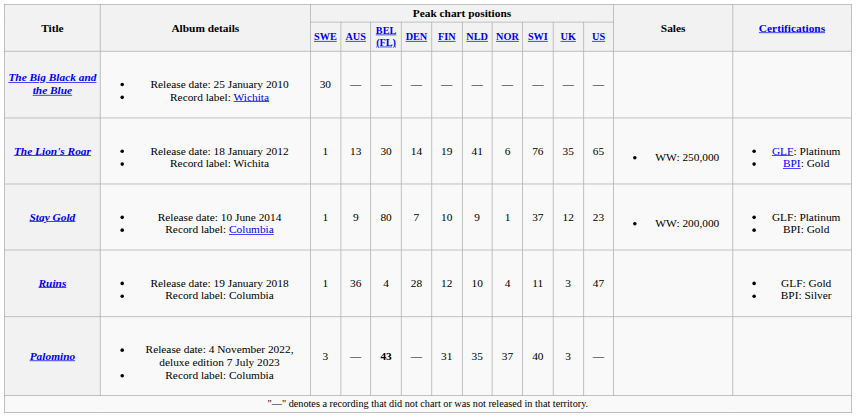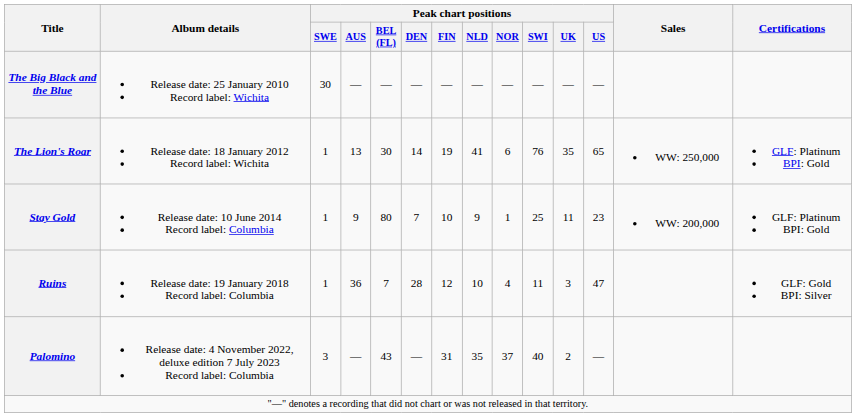(538, 217) 37 -> (538, 217) 25
(568, 217) 12 -> (568, 217) 11
(386, 283) 4 -> (386, 283) 7
(386, 356) bold -> (386, 356) normal
(568, 356) 3 -> (568, 356) 2
